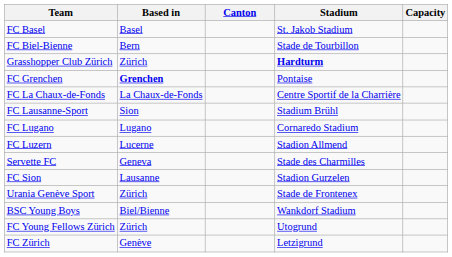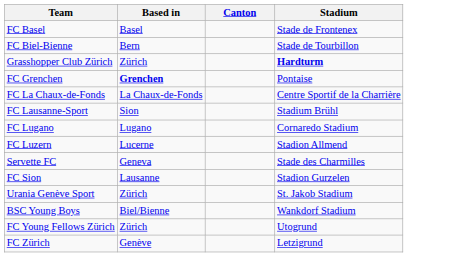- column: (425, 12)
(315, 29) St. Jakob Stadium -> (317, 29) Stade de Frontenex
(317, 194) Stade de Frontenex -> (315, 194) St. Jakob Stadium
